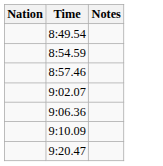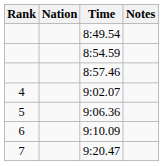+ column: (22, 14)
